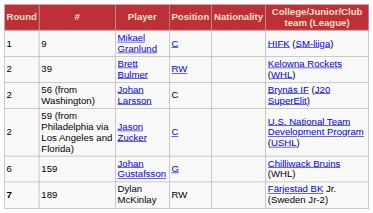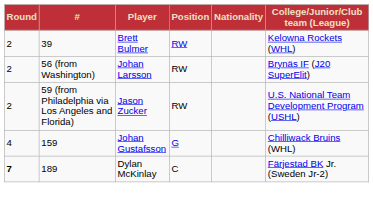- row: (137, 43)
(175, 95) C -> (179, 69) RW
(175, 132) C -> (179, 106) RW
(9, 169) 6 -> (9, 143) 4
(179, 195) RW -> (175, 169) C
